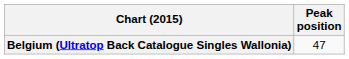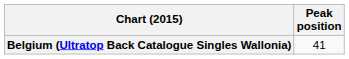(319, 44) 47 -> (319, 44) 41
